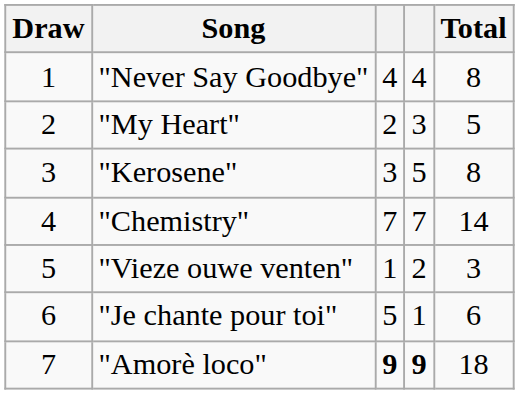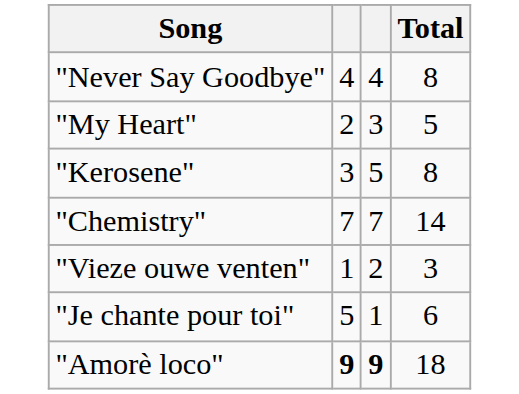- column: (48, 28)
